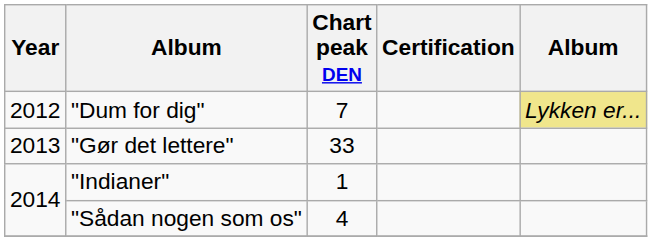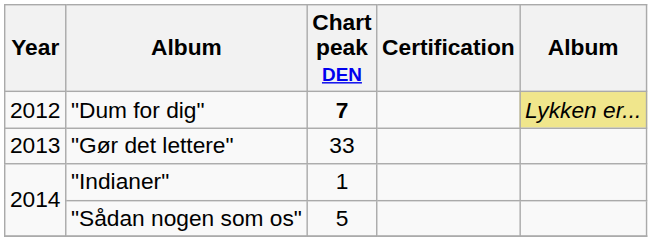(342, 109) normal -> (342, 109) bold
(342, 217) 4 -> (342, 217) 5
